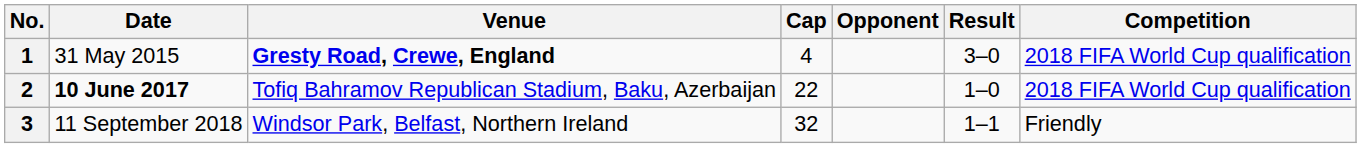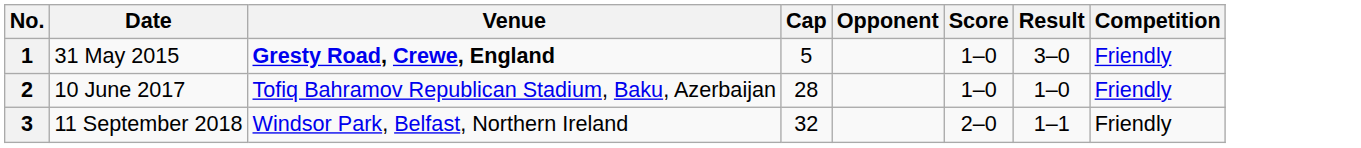+ column: (979, 21)
(806, 55) 4 -> (806, 55) 5
(1188, 55) 2018 FIFA World Cup qualification -> (1133, 55) Friendly
(122, 90) bold -> (120, 90) normal
(806, 90) 22 -> (806, 90) 28
(1188, 90) 2018 FIFA World Cup qualification -> (1133, 90) Friendly
